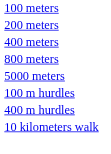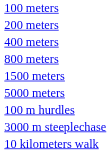+ row: (35, 76)
- row: (40, 109)
+ row: (55, 126)
